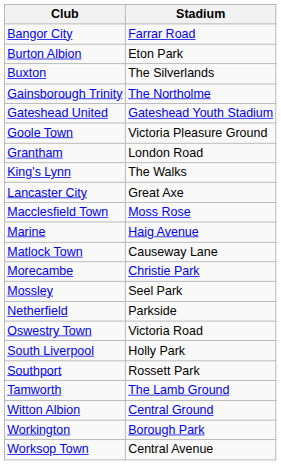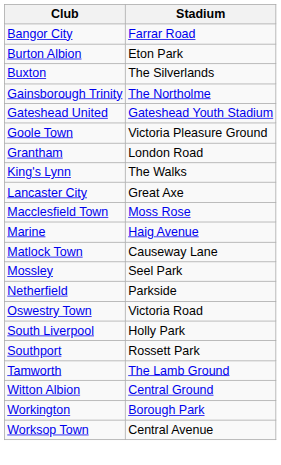- row: (40, 271)
